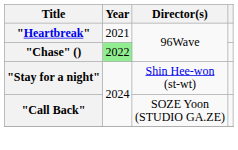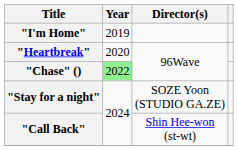+ row: (54, 33)
(117, 33) 2021 -> (117, 52) 2020
(180, 77) Shin Hee-won (st-wt) -> (180, 96) SOZE Yoon (STUDIO GA.ZE)
(180, 110) SOZE Yoon (STUDIO GA.ZE) -> (180, 129) Shin Hee-won (st-wt)
